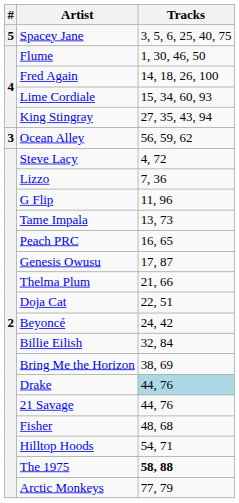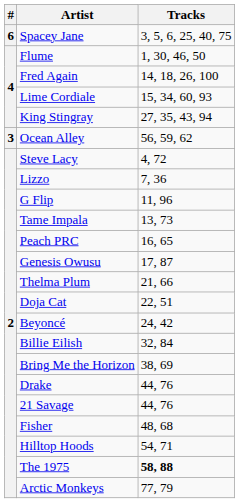(11, 35) 5 -> (11, 35) 6
(157, 384) lightblue background -> (157, 384) no background
